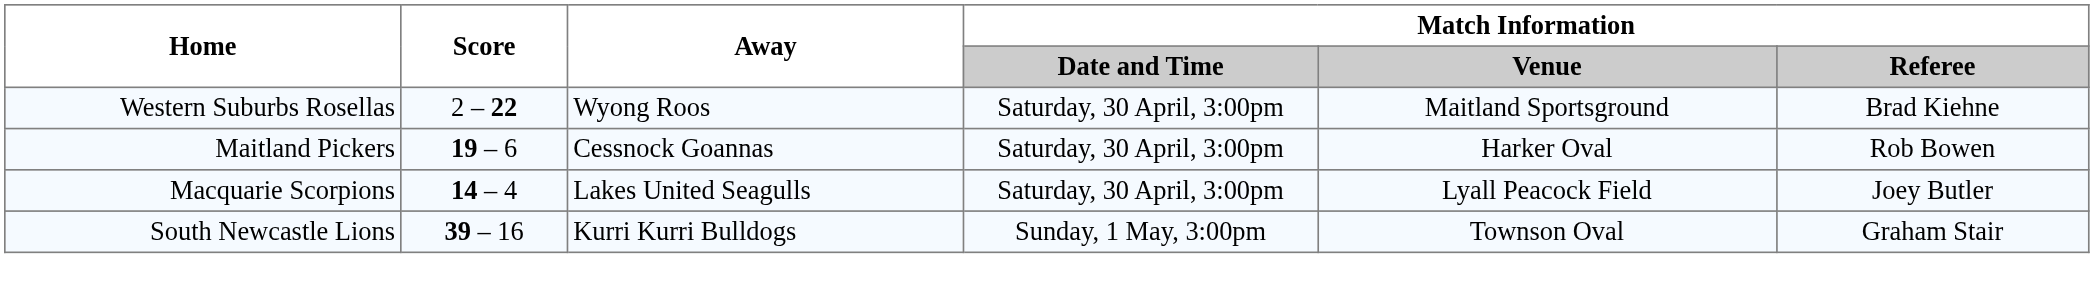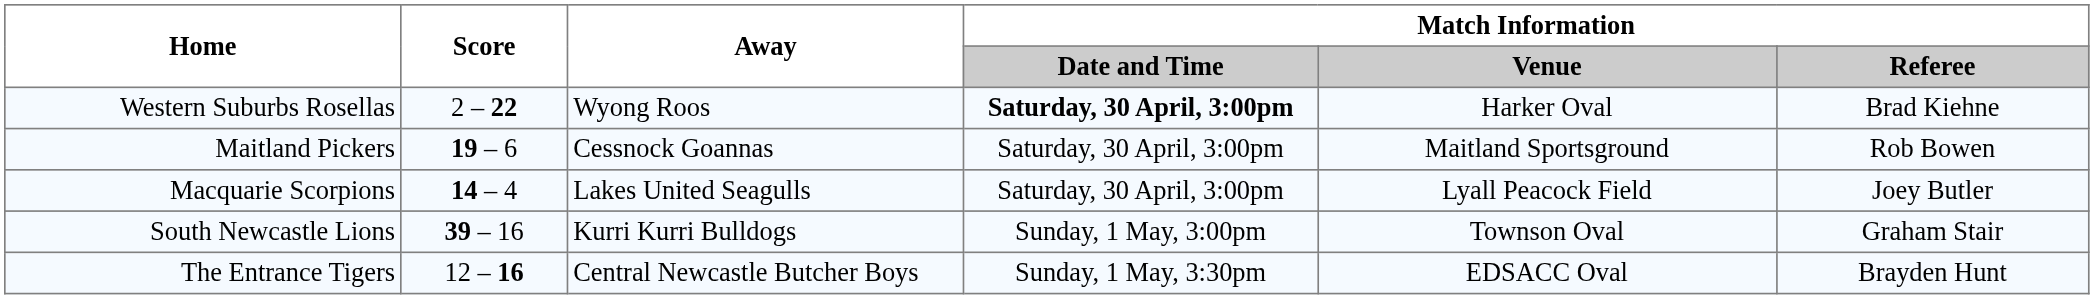(1141, 107) normal -> (1141, 107) bold
(1547, 107) Maitland Sportsground -> (1547, 107) Harker Oval
(1547, 148) Harker Oval -> (1547, 148) Maitland Sportsground
+ row: (288, 272)
